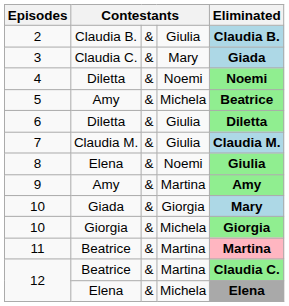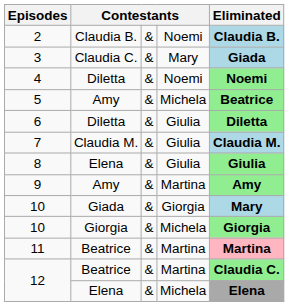(183, 36) Giulia -> (183, 36) Noemi
(183, 163) Noemi -> (183, 163) Giulia
